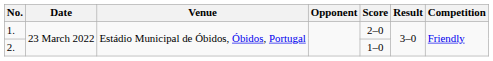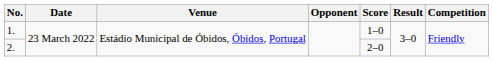(375, 30) 2–0 -> (375, 30) 1–0
(375, 47) 1–0 -> (375, 47) 2–0
